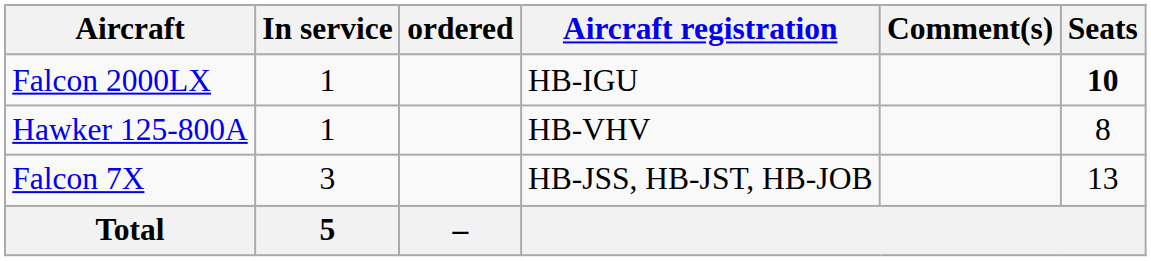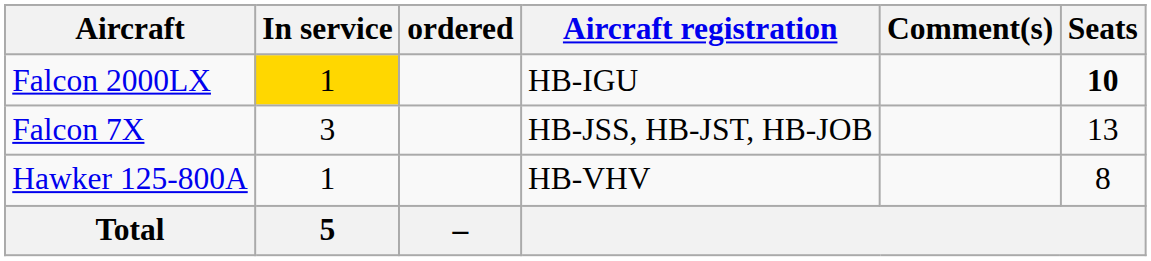(327, 79) no background -> (327, 79) gold background
rows swapped: (78, 179) <-> (130, 129)
